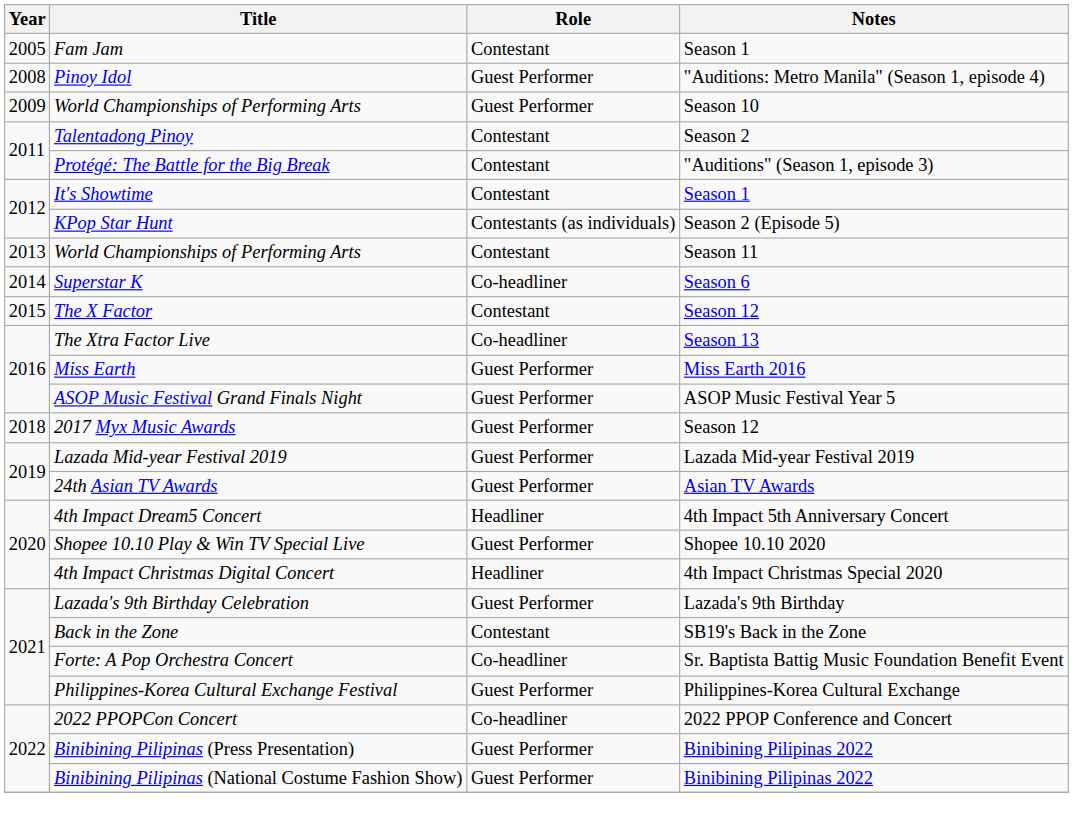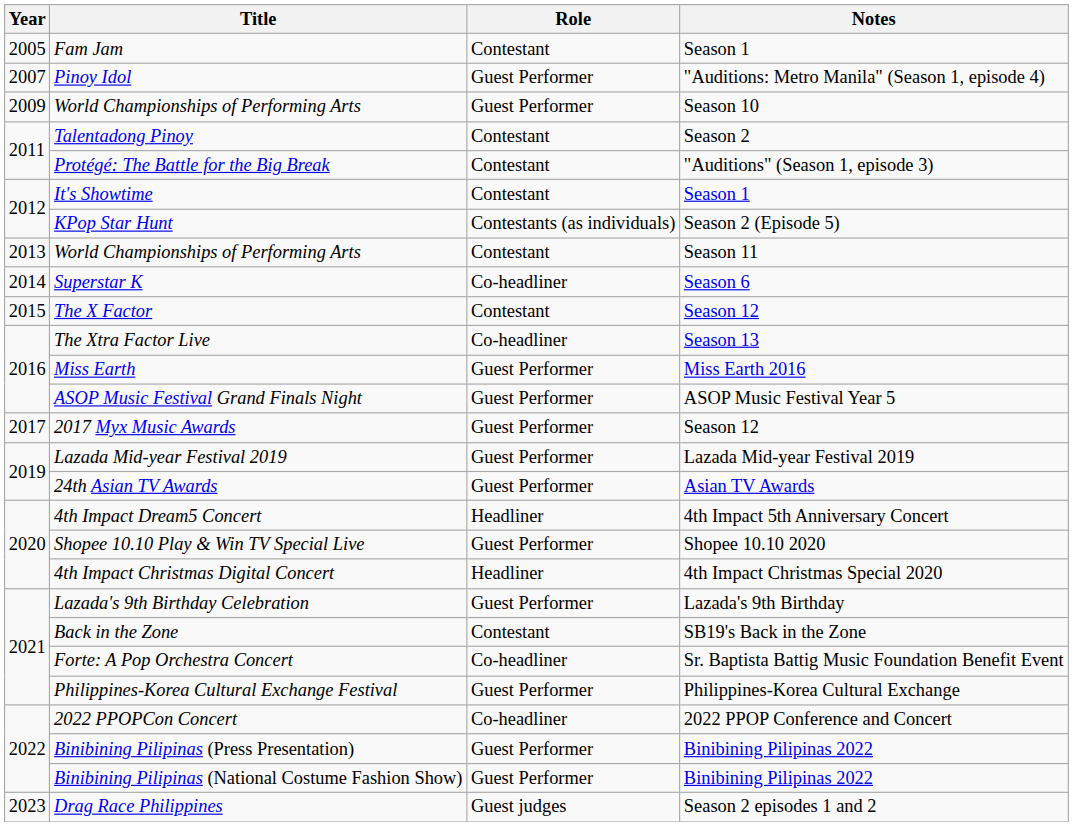(27, 77) 2008 -> (27, 77) 2007
(27, 427) 2018 -> (27, 427) 2017
+ row: (138, 806)
